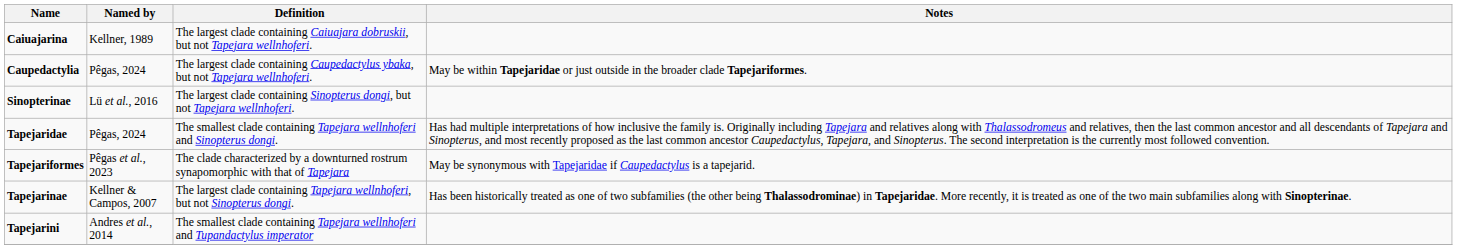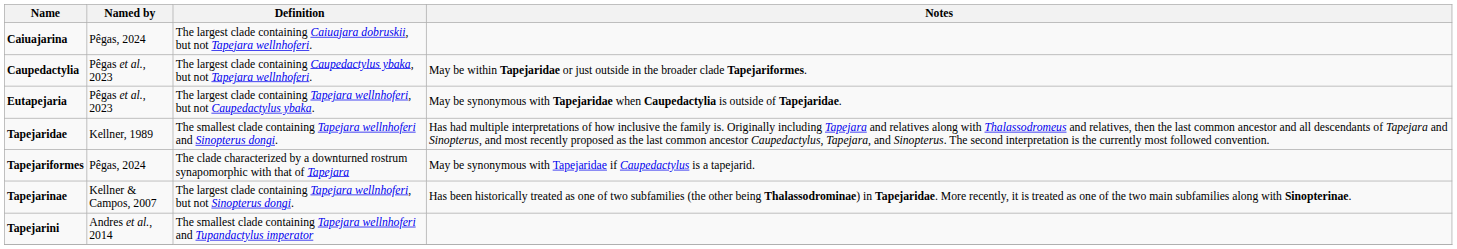(121, 38) Kellner, 1989 -> (117, 38) Pêgas, 2024
(117, 70) Pêgas, 2024 -> (117, 70) Pêgas et al., 2023
+ row: (37, 102)
- row: (39, 102)
(117, 133) Pêgas, 2024 -> (121, 133) Kellner, 1989
(117, 165) Pêgas et al., 2023 -> (117, 165) Pêgas, 2024
